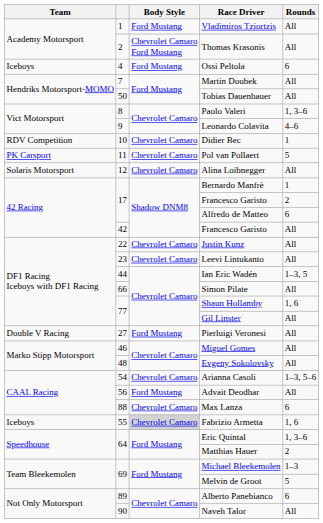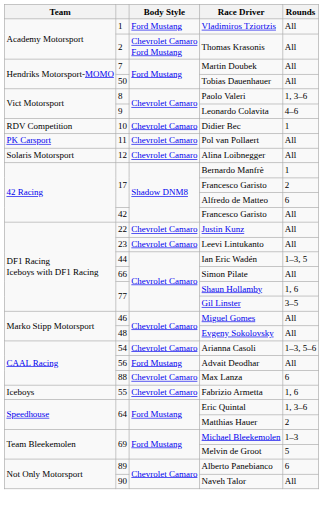- row: (120, 66)
(287, 155) 5 -> (291, 140) All
(291, 318) All -> (292, 303) 3–5
- row: (123, 333)
(164, 421) lightgrey background -> (164, 392) no background
